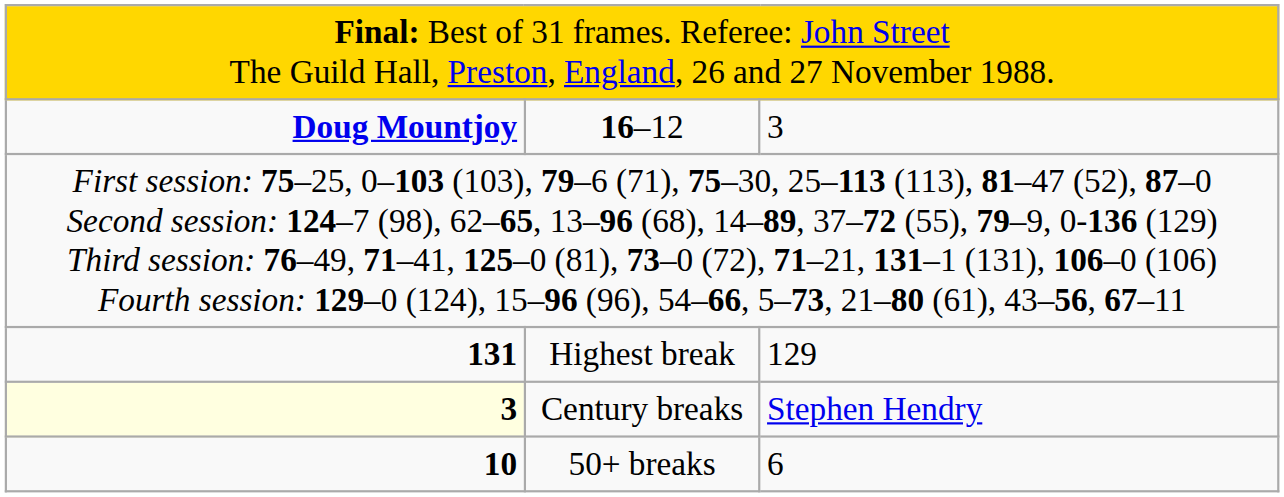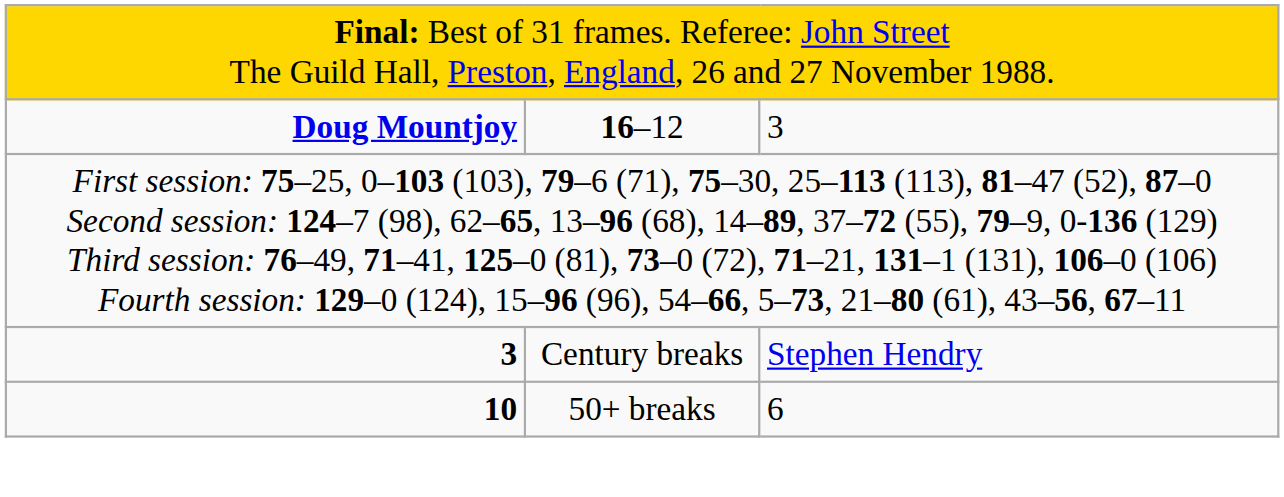- row: (642, 354)
(509, 409) lightyellow background -> (509, 354) no background
